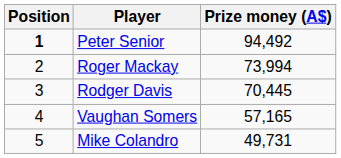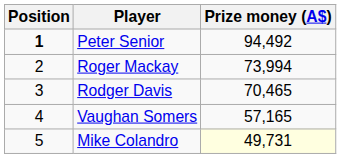(268, 91) 70,445 -> (268, 91) 70,465
(268, 141) no background -> (268, 141) lightyellow background
